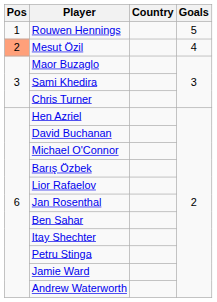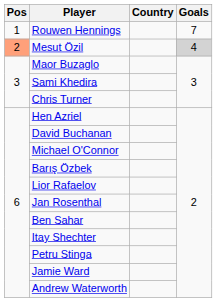(194, 30) 5 -> (194, 30) 7
(194, 47) no background -> (194, 47) lightgrey background
